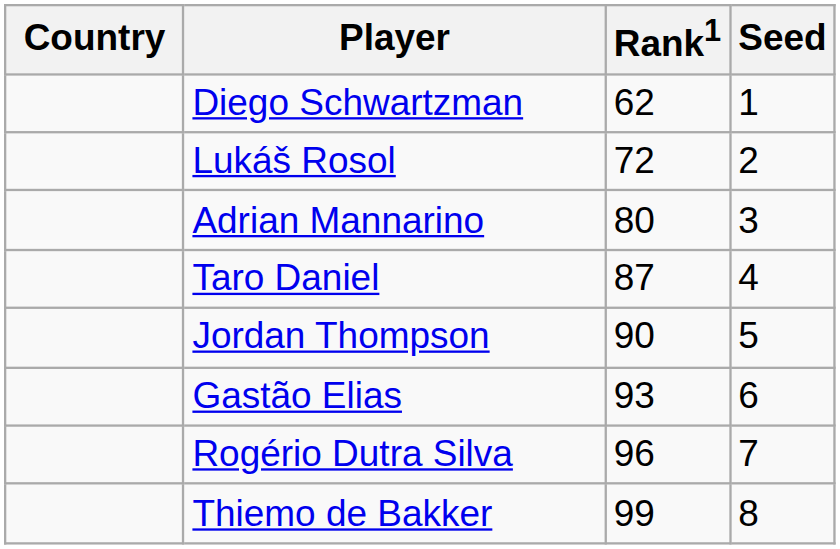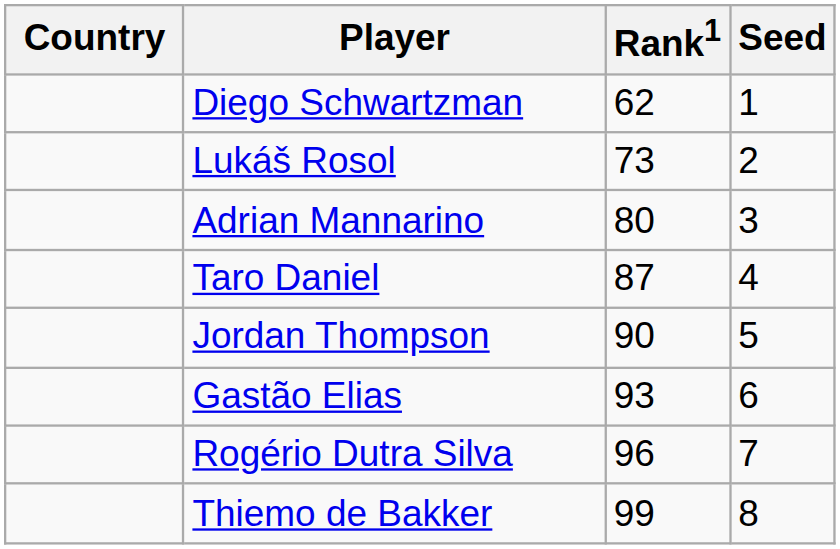(634, 161) 72 -> (634, 161) 73
